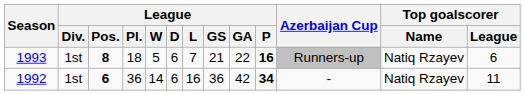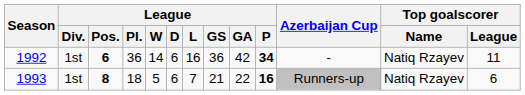rows swapped: (31, 79) <-> (31, 57)
